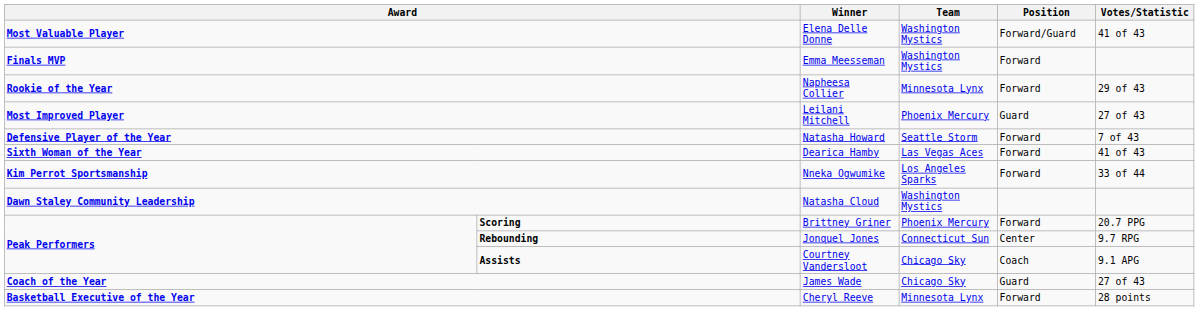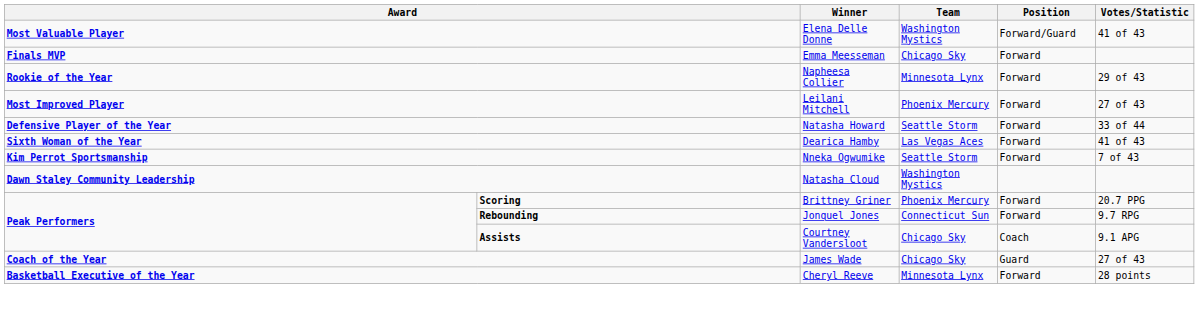(931, 61) Washington Mystics -> (933, 55) Chicago Sky
(1014, 115) Guard -> (1020, 104) Forward
(1118, 137) 7 of 43 -> (1121, 126) 33 of 44
(933, 174) Los Angeles Sparks -> (939, 157) Seattle Storm
(1121, 174) 33 of 44 -> (1118, 157) 7 of 43
(1017, 239) Center -> (1020, 216) Forward
